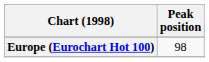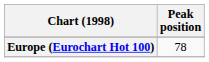(181, 47) 98 -> (181, 47) 78
